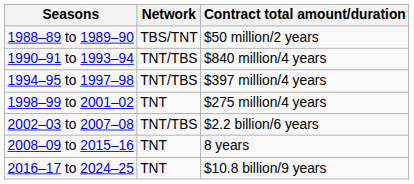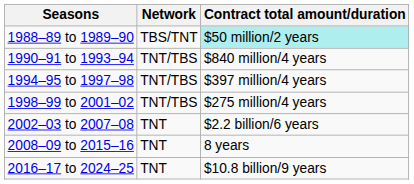(261, 37) no background -> (261, 37) paleturquoise background
(154, 102) TNT -> (169, 102) TNT/TBS
(169, 124) TNT/TBS -> (154, 124) TNT
